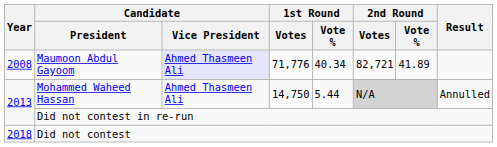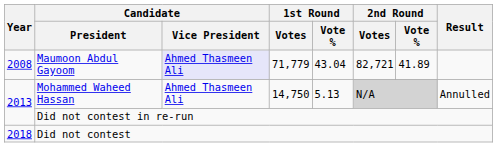(291, 65) 71,776 -> (291, 65) 71,779
(330, 65) 40.34 -> (330, 65) 43.04
(327, 94) 5.44 -> (327, 94) 5.13
